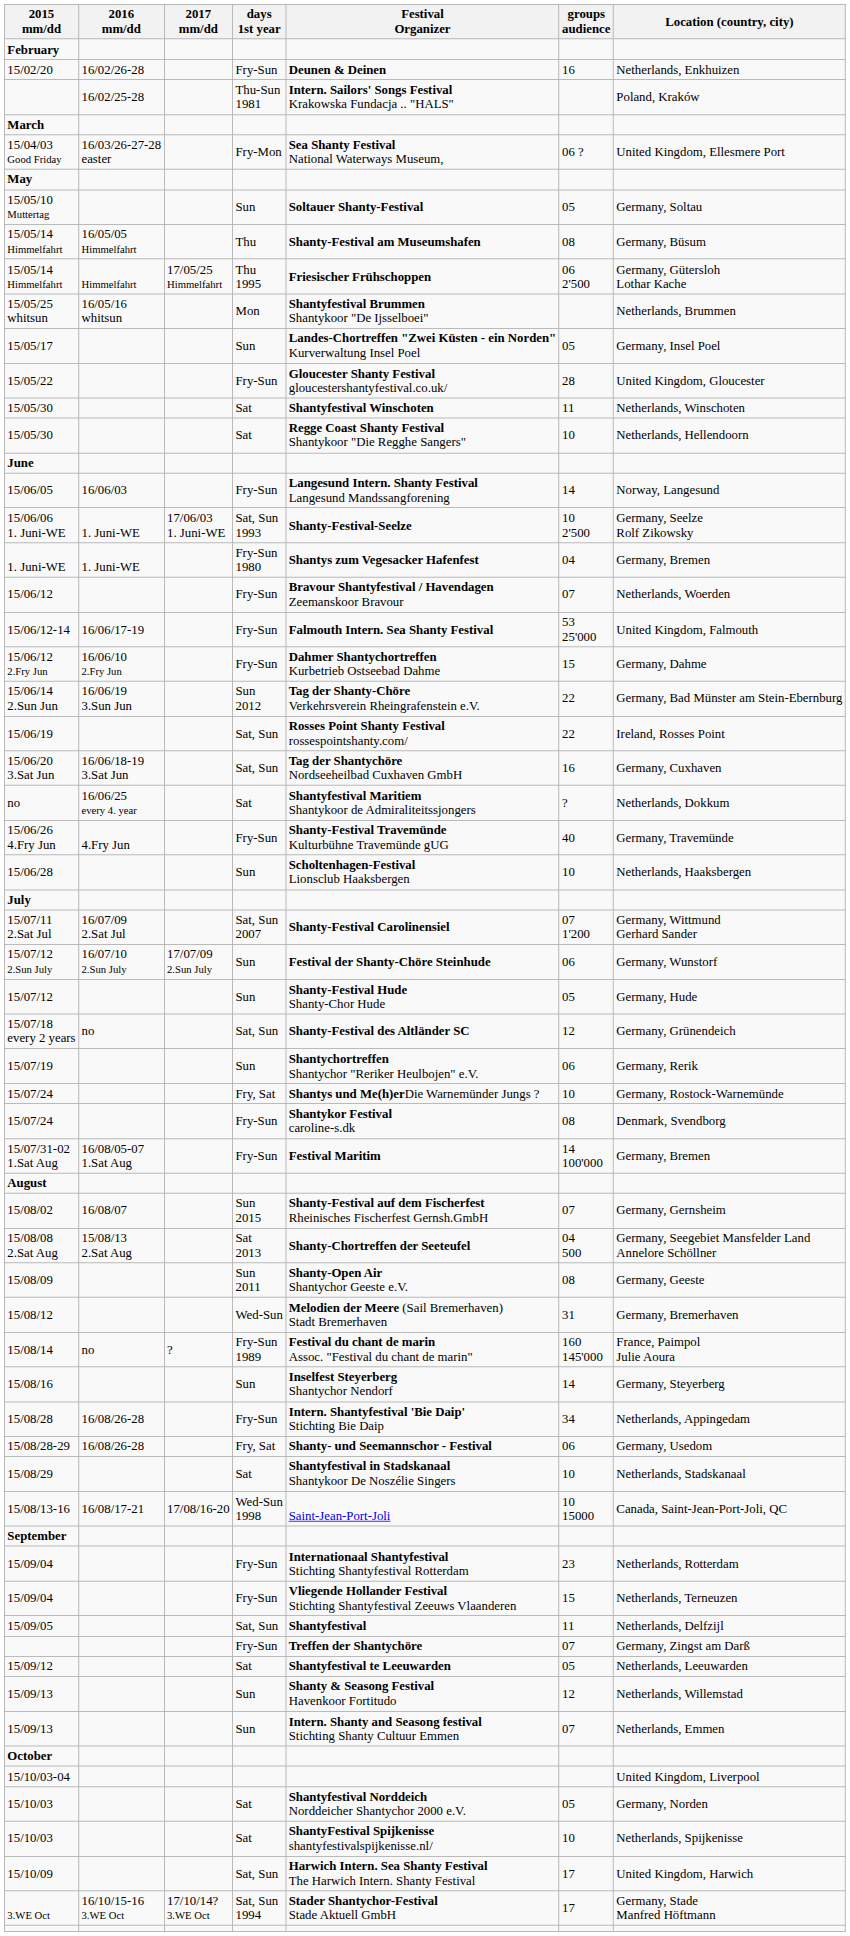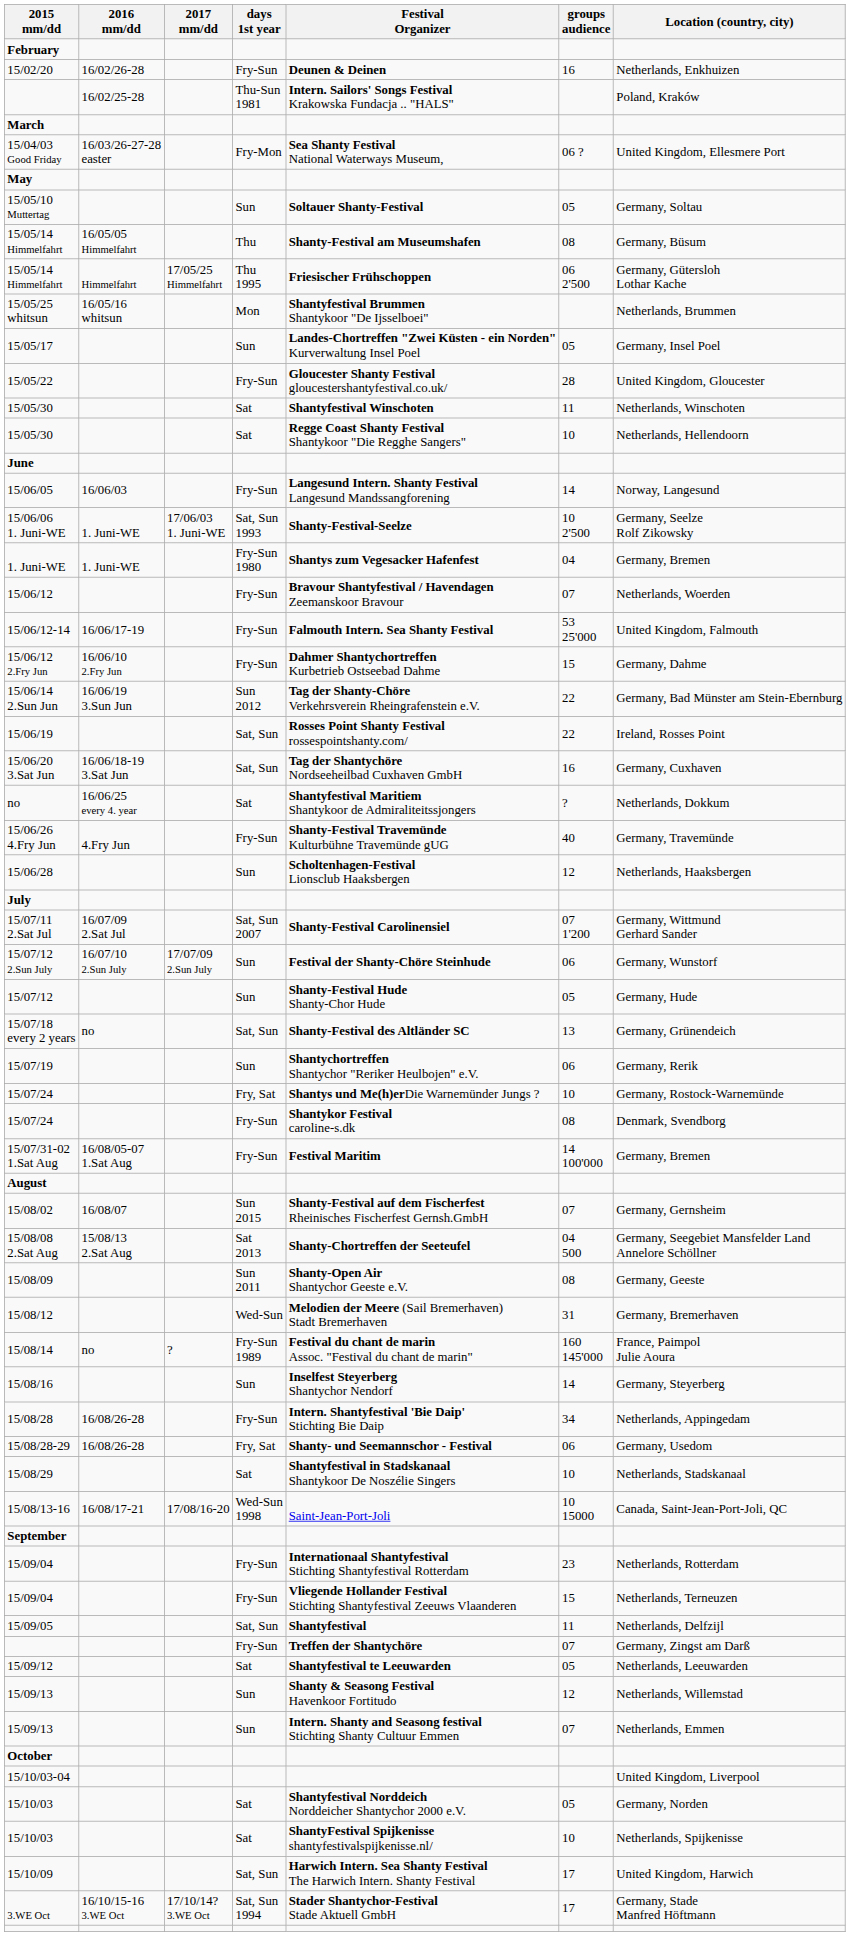(569, 872) 10 -> (569, 872) 12
(569, 1031) 12 -> (569, 1031) 13
